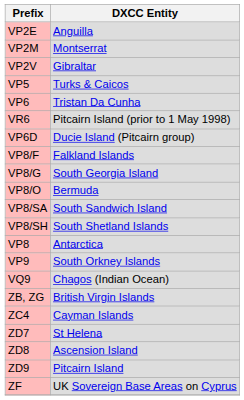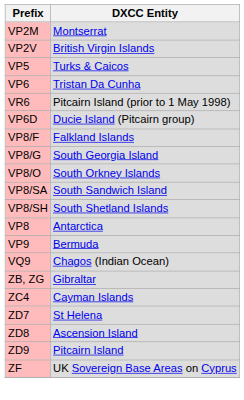- row: (22, 31)
(75, 66) Gibraltar -> (104, 48) British Virgin Islands
(76, 191) Bermuda -> (107, 173) South Orkney Islands
(107, 262) South Orkney Islands -> (76, 244) Bermuda
(104, 297) British Virgin Islands -> (75, 279) Gibraltar
